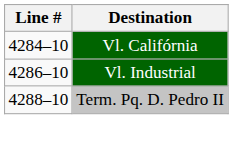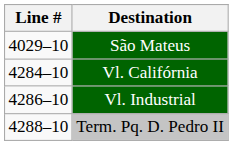+ row: (150, 45)
